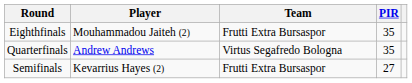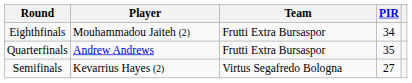(389, 31) 35 -> (389, 31) 34
(282, 50) Virtus Segafredo Bologna -> (274, 50) Frutti Extra Bursaspor
(274, 68) Frutti Extra Bursaspor -> (282, 68) Virtus Segafredo Bologna
